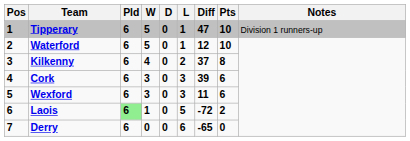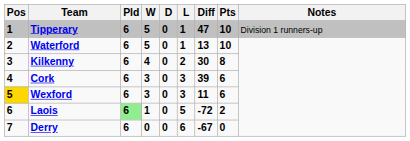(203, 45) 12 -> (203, 45) 13
(203, 62) 37 -> (203, 62) 30
(10, 95) no background -> (10, 95) gold background
(205, 128) -65 -> (205, 128) -67
